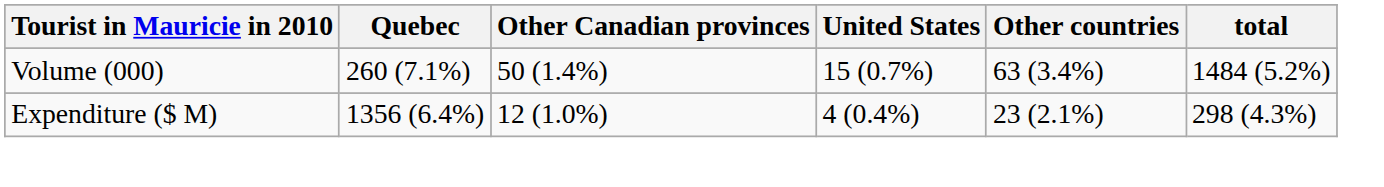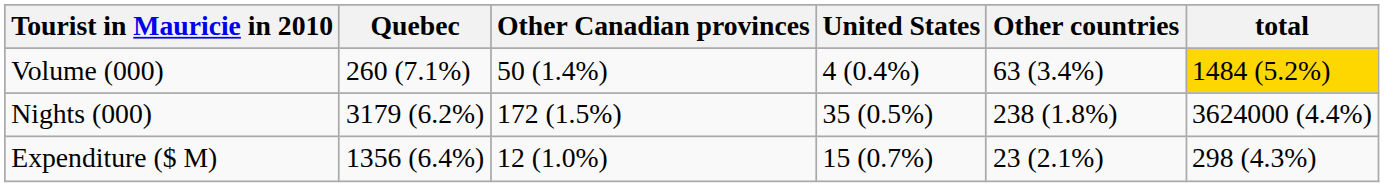(878, 70) 15 (0.7%) -> (871, 70) 4 (0.4%)
(1261, 70) no background -> (1261, 70) gold background
+ row: (82, 114)
(871, 114) 4 (0.4%) -> (878, 158) 15 (0.7%)
